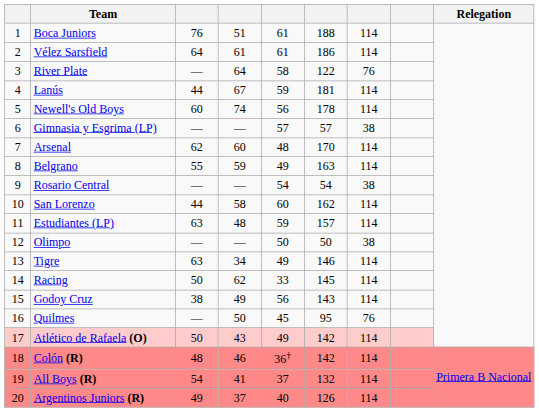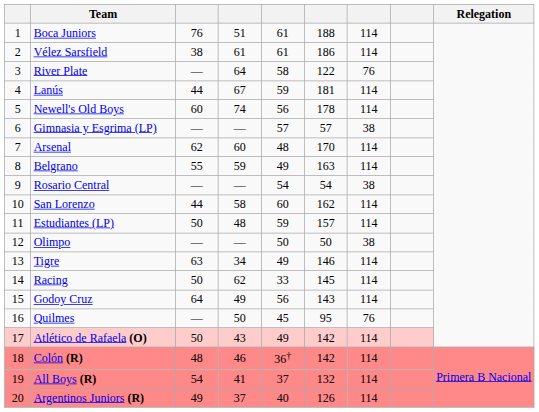(197, 52) 64 -> (197, 52) 38
(197, 223) 63 -> (197, 223) 50
(197, 299) 38 -> (197, 299) 64
